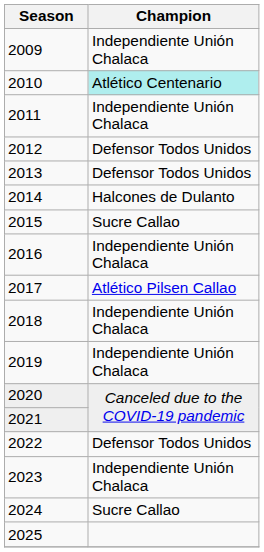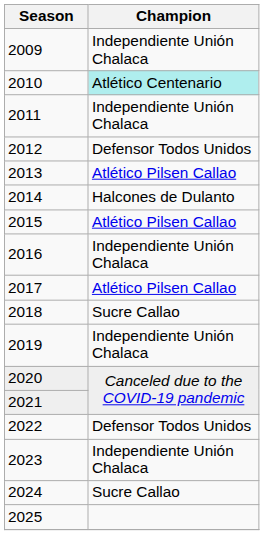(172, 173) Defensor Todos Unidos -> (164, 173) Atlético Pilsen Callao
(136, 221) Sucre Callao -> (164, 221) Atlético Pilsen Callao
(163, 320) Independiente Unión Chalaca -> (136, 312) Sucre Callao
